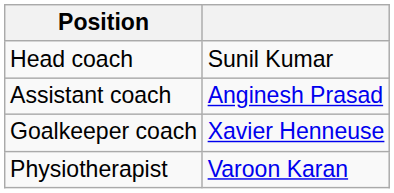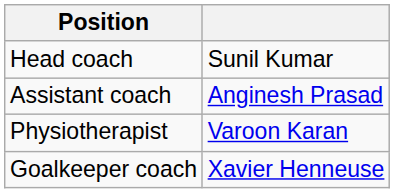rows swapped: (104, 132) <-> (89, 168)
